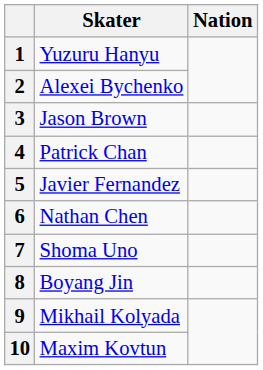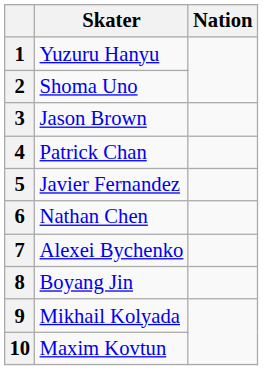(111, 86) Alexei Bychenko -> (89, 86) Shoma Uno
(89, 250) Shoma Uno -> (111, 250) Alexei Bychenko
